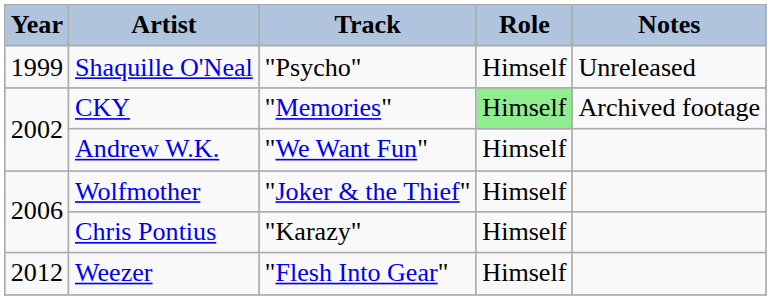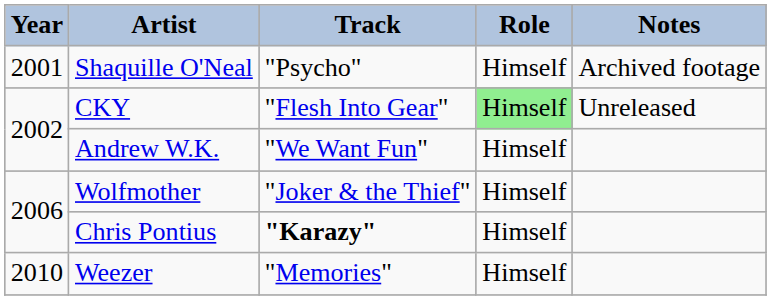(37, 66) 1999 -> (37, 66) 2001
(637, 66) Unreleased -> (669, 66) Archived footage
(328, 107) "Memories" -> (357, 107) "Flesh Into Gear"
(669, 107) Archived footage -> (637, 107) Unreleased
(313, 231) normal -> (321, 231) bold
(37, 273) 2012 -> (37, 273) 2010
(357, 273) "Flesh Into Gear" -> (328, 273) "Memories"
